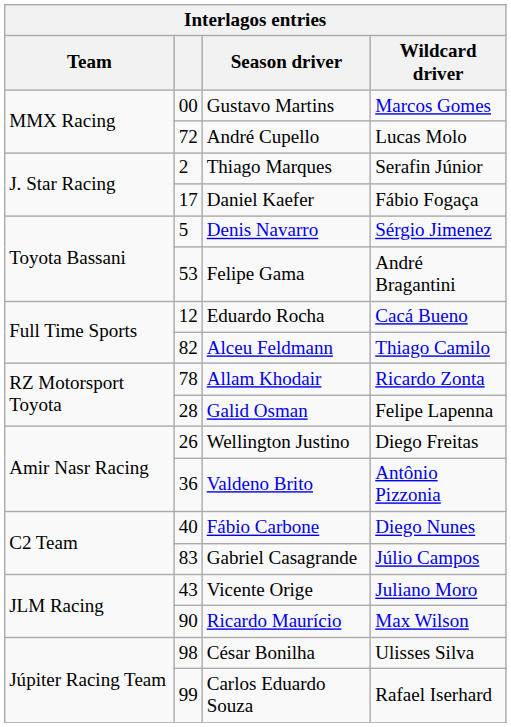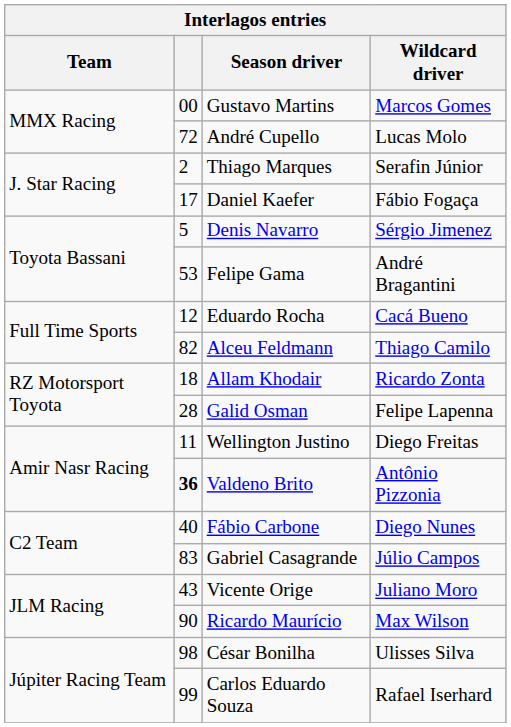(188, 378) 78 -> (188, 378) 18
(188, 441) 26 -> (188, 441) 11
(188, 484) normal -> (188, 484) bold
